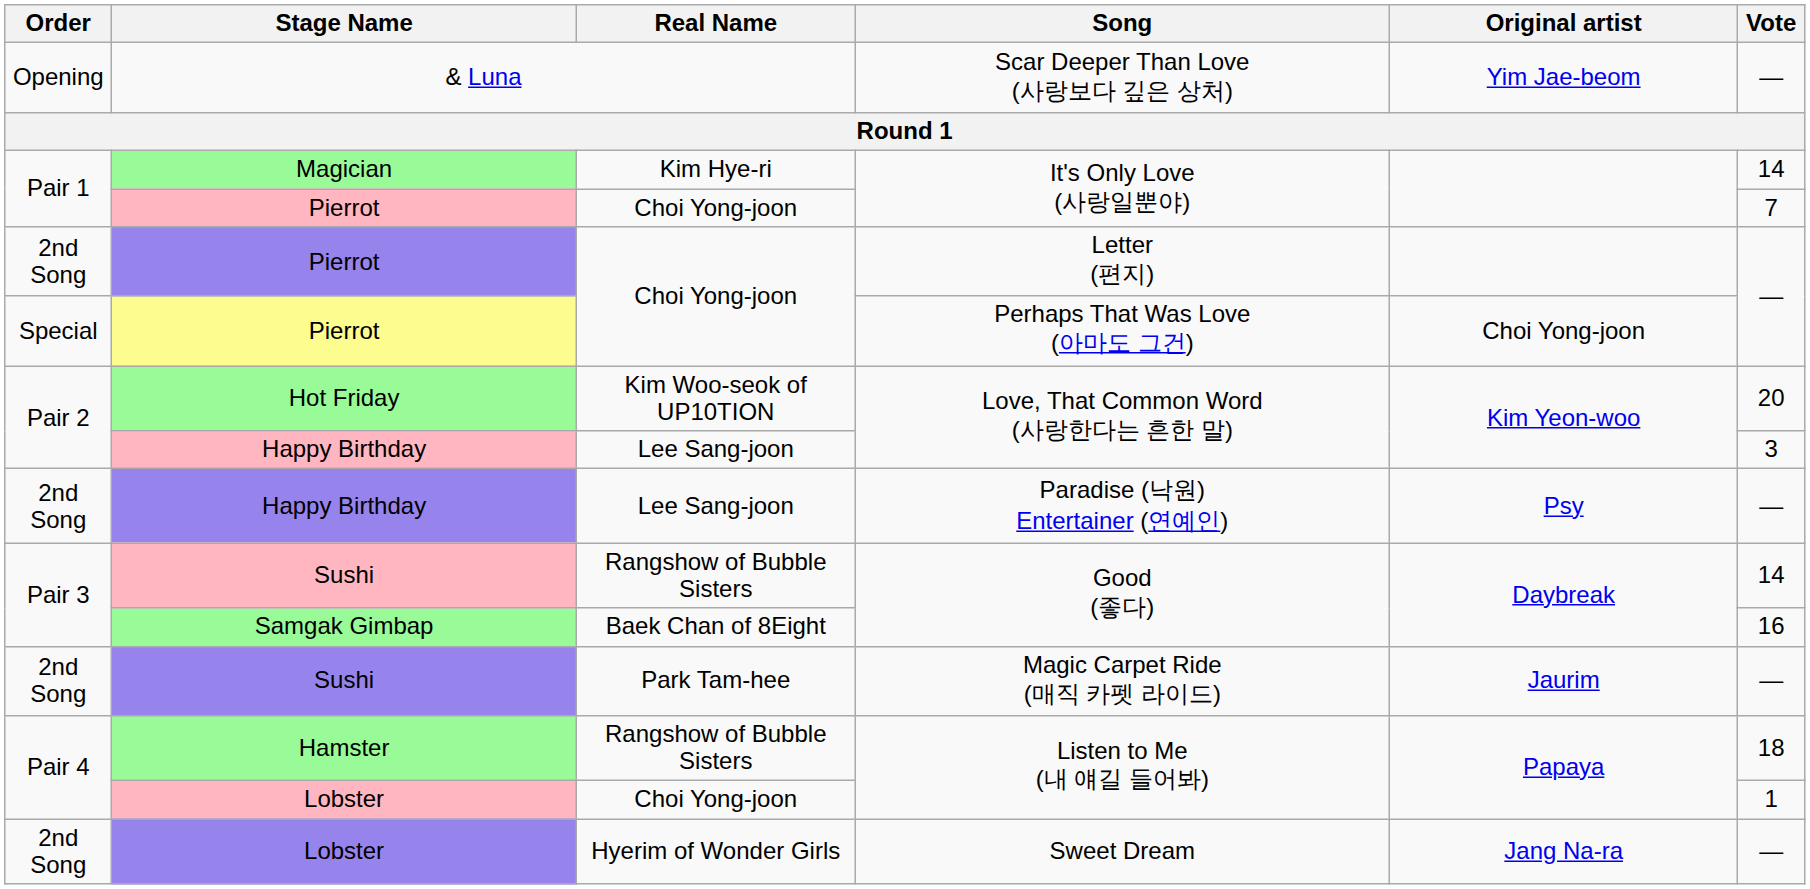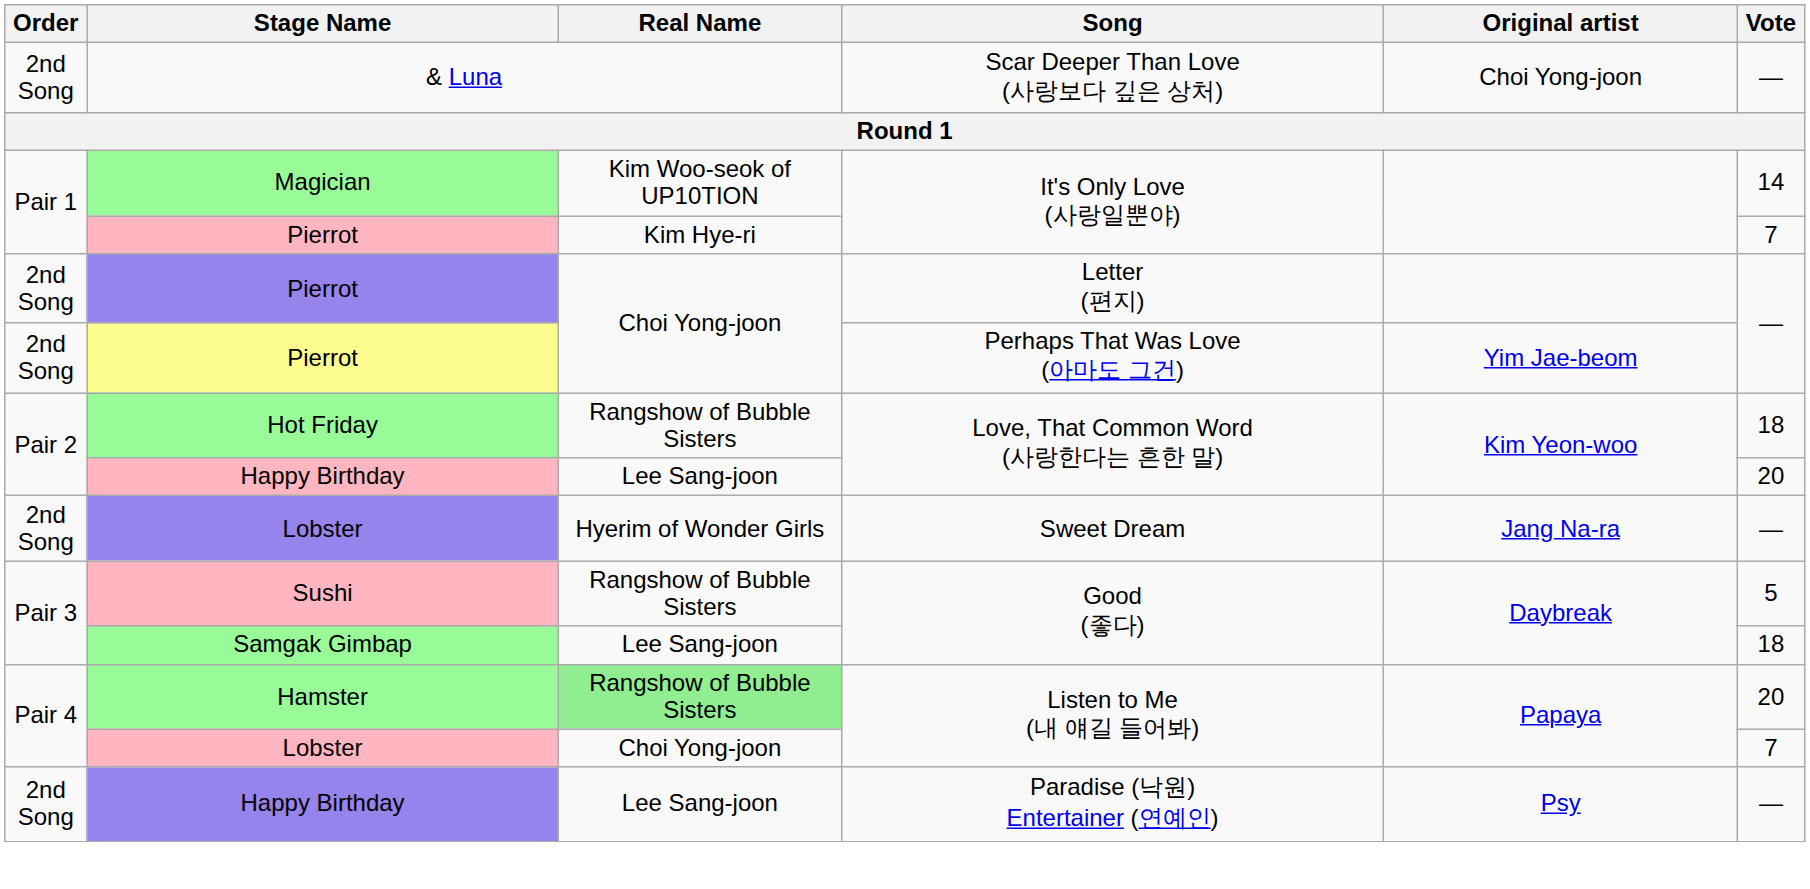(58, 77) Opening -> (46, 77) 2nd Song
(1564, 77) Yim Jae-beom -> (1561, 77) Choi Yong-joon
(716, 169) Kim Hye-ri -> (700, 182) Kim Woo-seok of UP10TION
(716, 207) Choi Yong-joon -> (700, 234) Kim Hye-ri
(58, 330) Special -> (46, 357) 2nd Song
(1564, 330) Choi Yong-joon -> (1561, 357) Yim Jae-beom
(716, 397) Kim Woo-seok of UP10TION -> (700, 424) Rangshow of Bubble Sisters
(1771, 397) 20 -> (1771, 424) 18
(1771, 449) 3 -> (1771, 476) 20
rows swapped: (344, 505) <-> (344, 850)
(1771, 575) 14 -> (1771, 593) 5
(716, 626) Baek Chan of 8Eight -> (700, 644) Lee Sang-joon
(1771, 626) 16 -> (1771, 644) 18
- row: (344, 680)
(716, 747) no background -> (700, 696) lightgreen background
(1771, 747) 18 -> (1771, 696) 20
(1771, 799) 1 -> (1771, 747) 7
